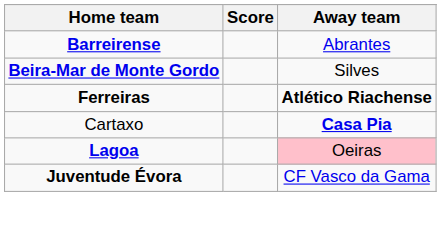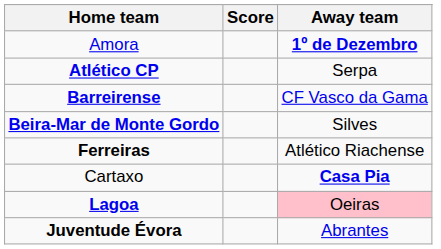+ row: (114, 44)
+ row: (114, 71)
(357, 44) Abrantes -> (355, 97) CF Vasco da Gama
(357, 97) bold -> (355, 151) normal
(357, 177) CF Vasco da Gama -> (355, 230) Abrantes
